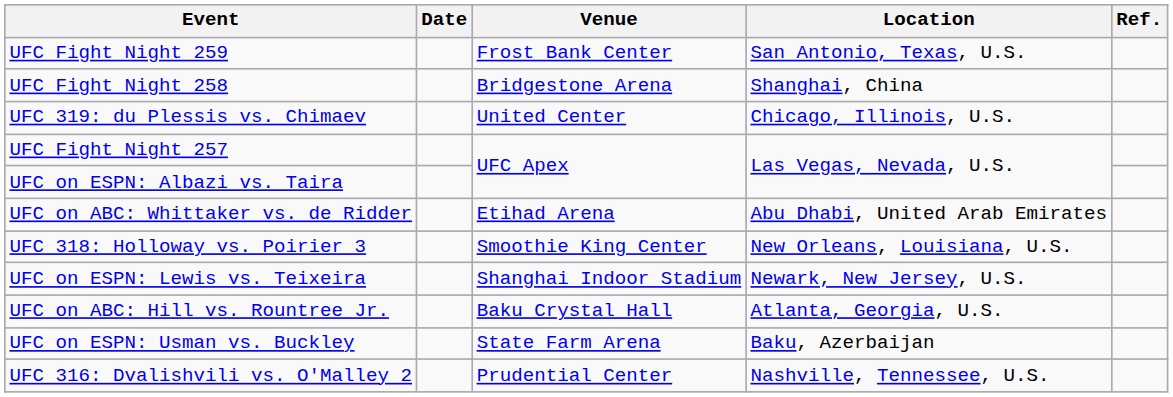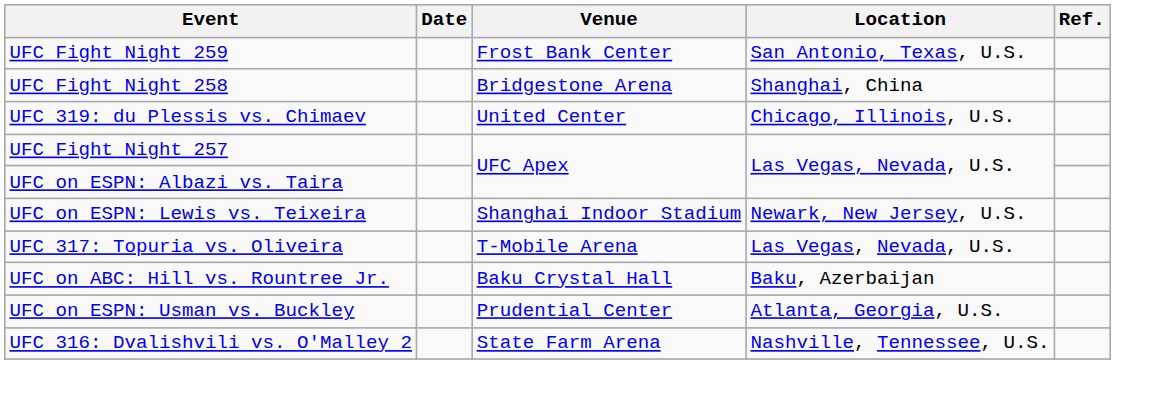- row: (211, 214)
- row: (188, 246)
+ row: (176, 246)
(877, 311) Atlanta, Georgia, U.S. -> (843, 279) Baku, Azerbaijan
(569, 343) State Farm Arena -> (574, 311) Prudential Center
(843, 343) Baku, Azerbaijan -> (877, 311) Atlanta, Georgia, U.S.
(574, 375) Prudential Center -> (569, 343) State Farm Arena
